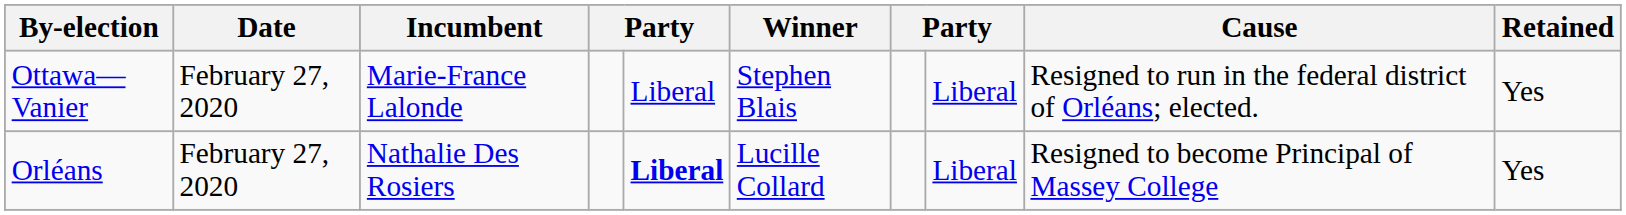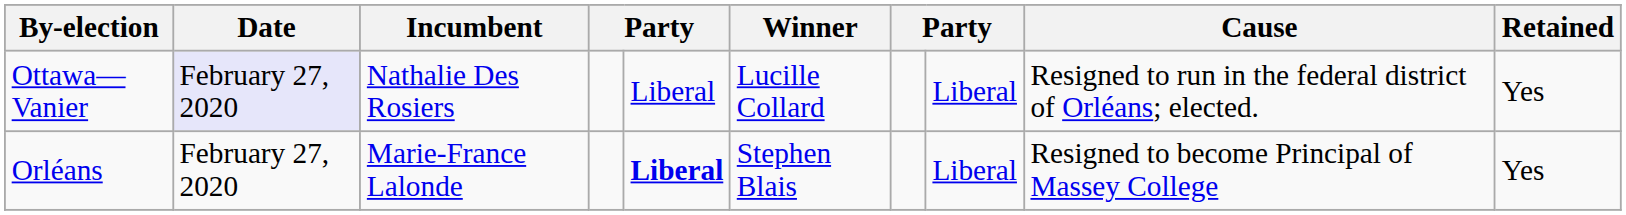(254, 90) no background -> (254, 90) lavender background
(447, 90) Marie-France Lalonde -> (443, 90) Nathalie Des Rosiers
(784, 90) Stephen Blais -> (781, 90) Lucille Collard
(443, 170) Nathalie Des Rosiers -> (447, 170) Marie-France Lalonde
(781, 170) Lucille Collard -> (784, 170) Stephen Blais
